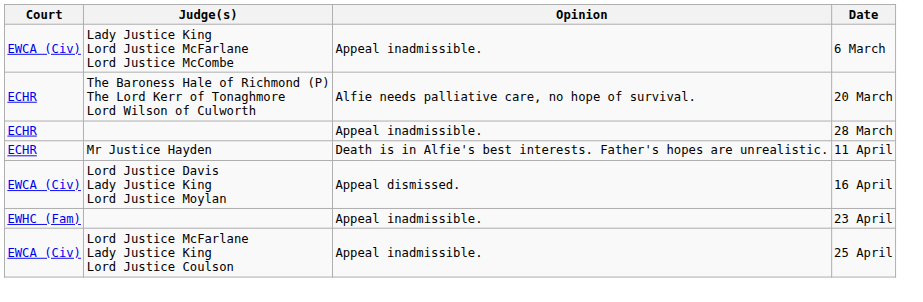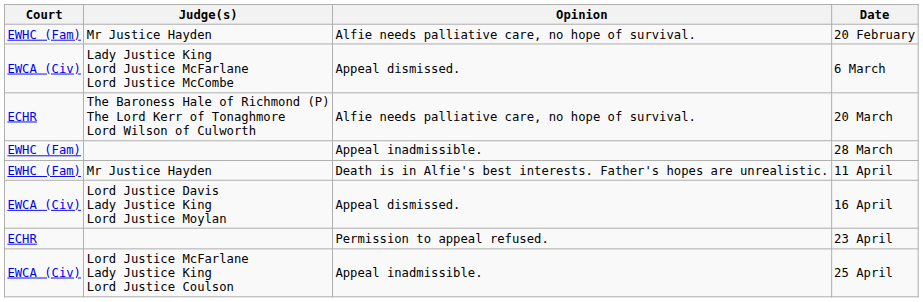+ row: (875, 34)
(409, 48) Appeal inadmissible. -> (398, 68) Appeal dismissed.
(22, 131) ECHR -> (44, 150) EWHC (Fam)
(22, 150) ECHR -> (44, 170) EWHC (Fam)
(44, 219) EWHC (Fam) -> (22, 238) ECHR
(409, 219) Appeal inadmissible. -> (442, 238) Permission to appeal refused.
